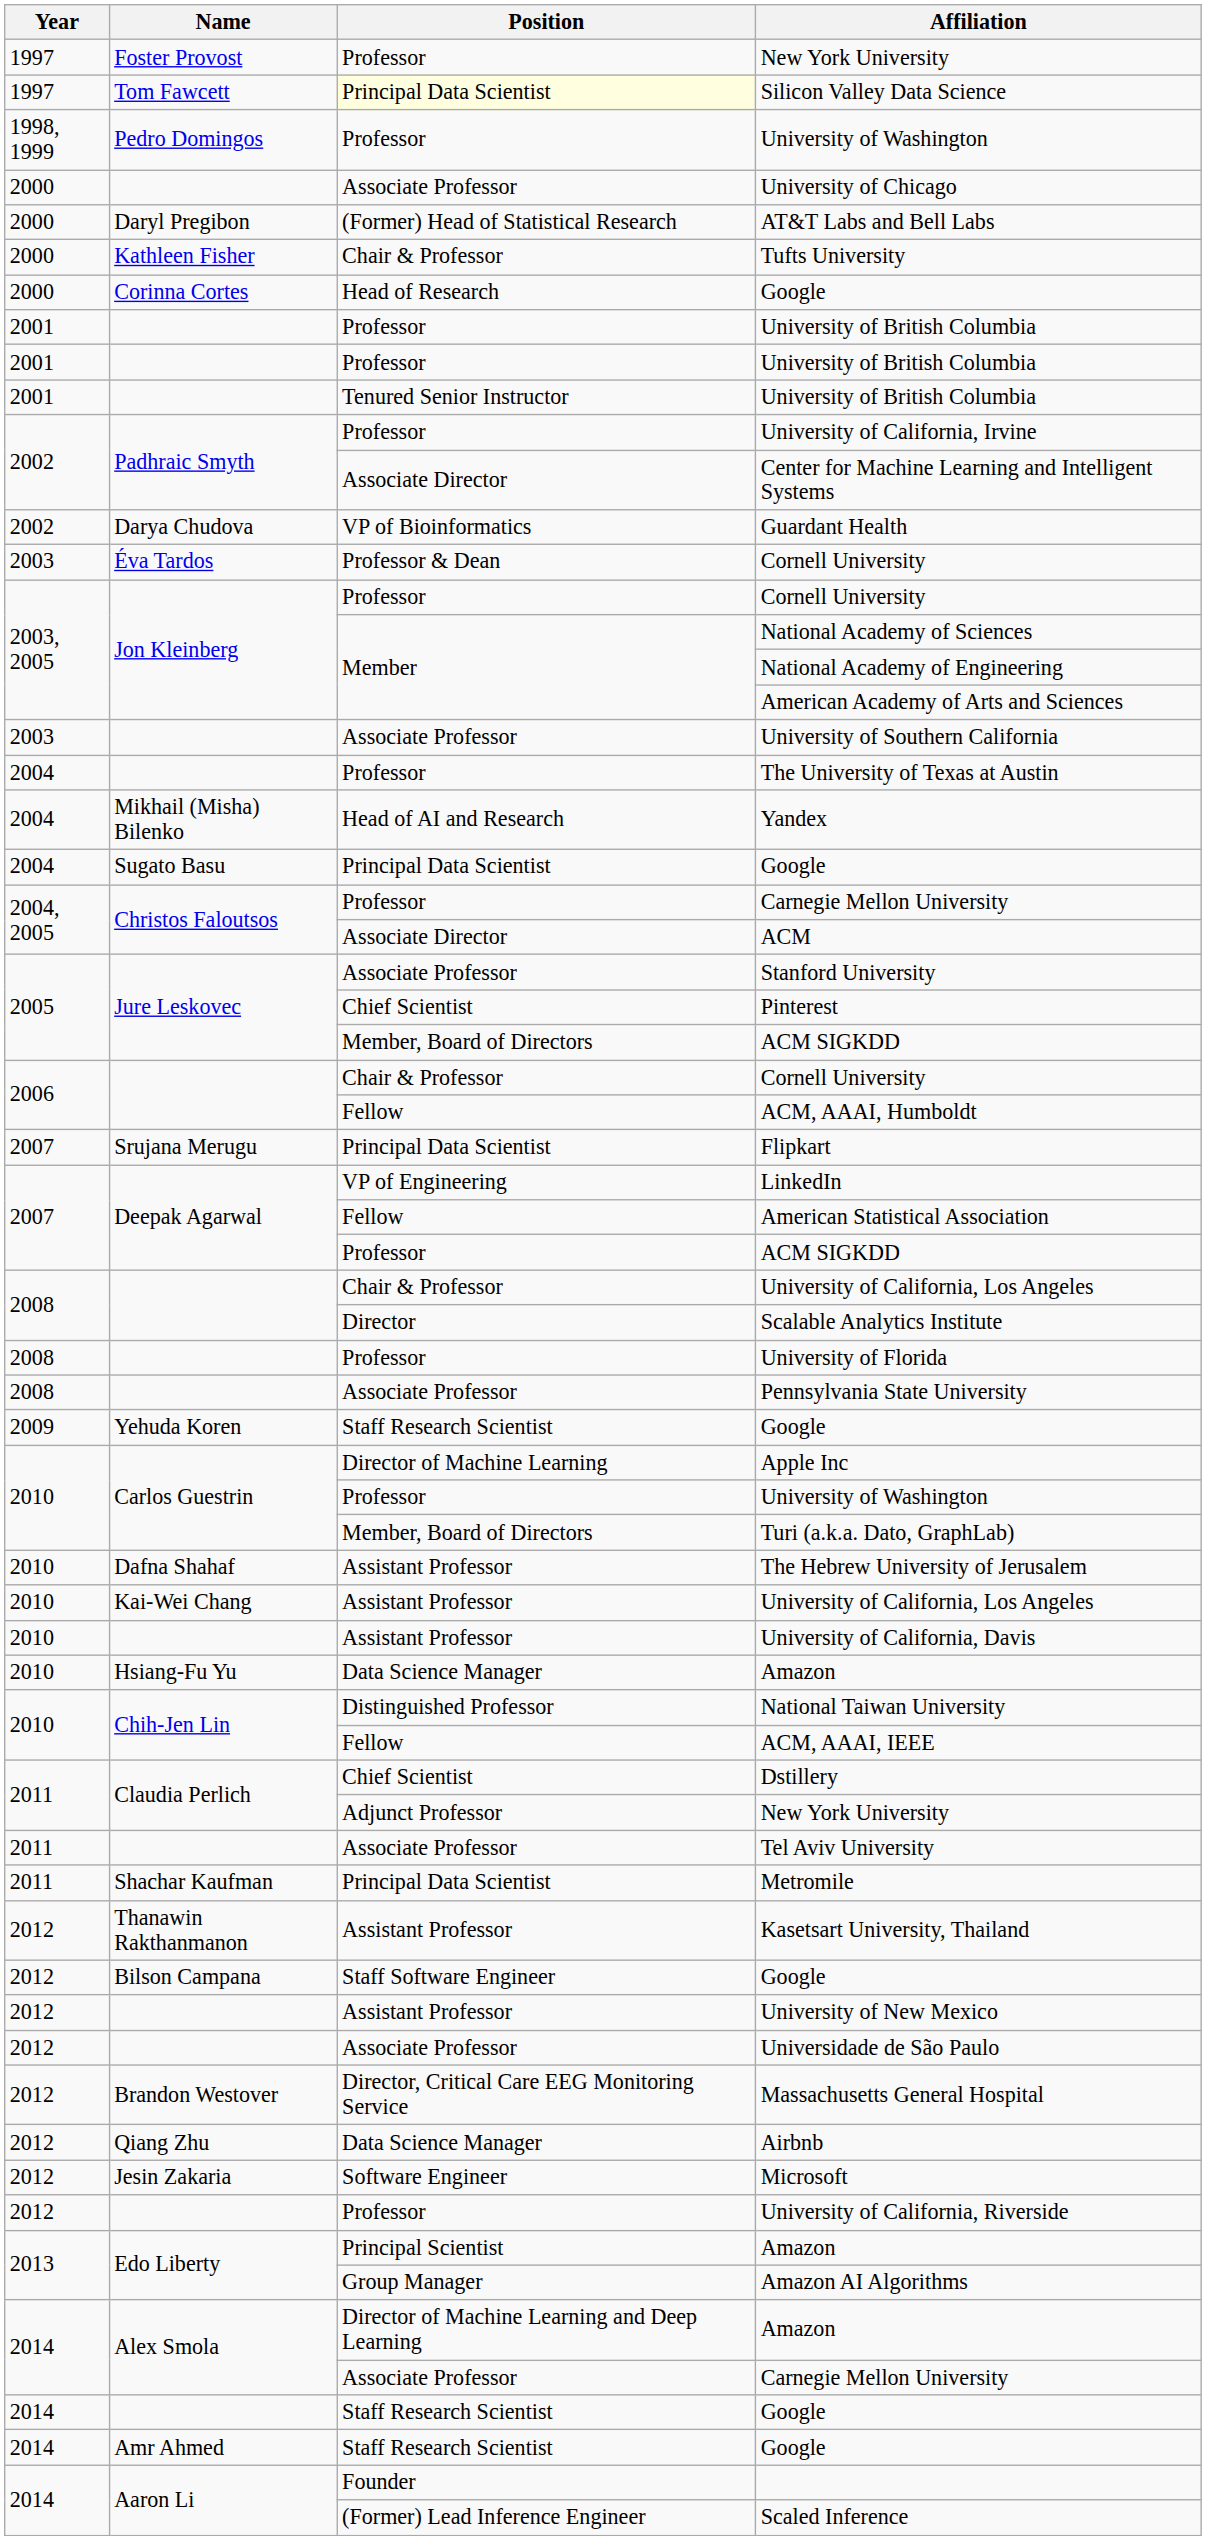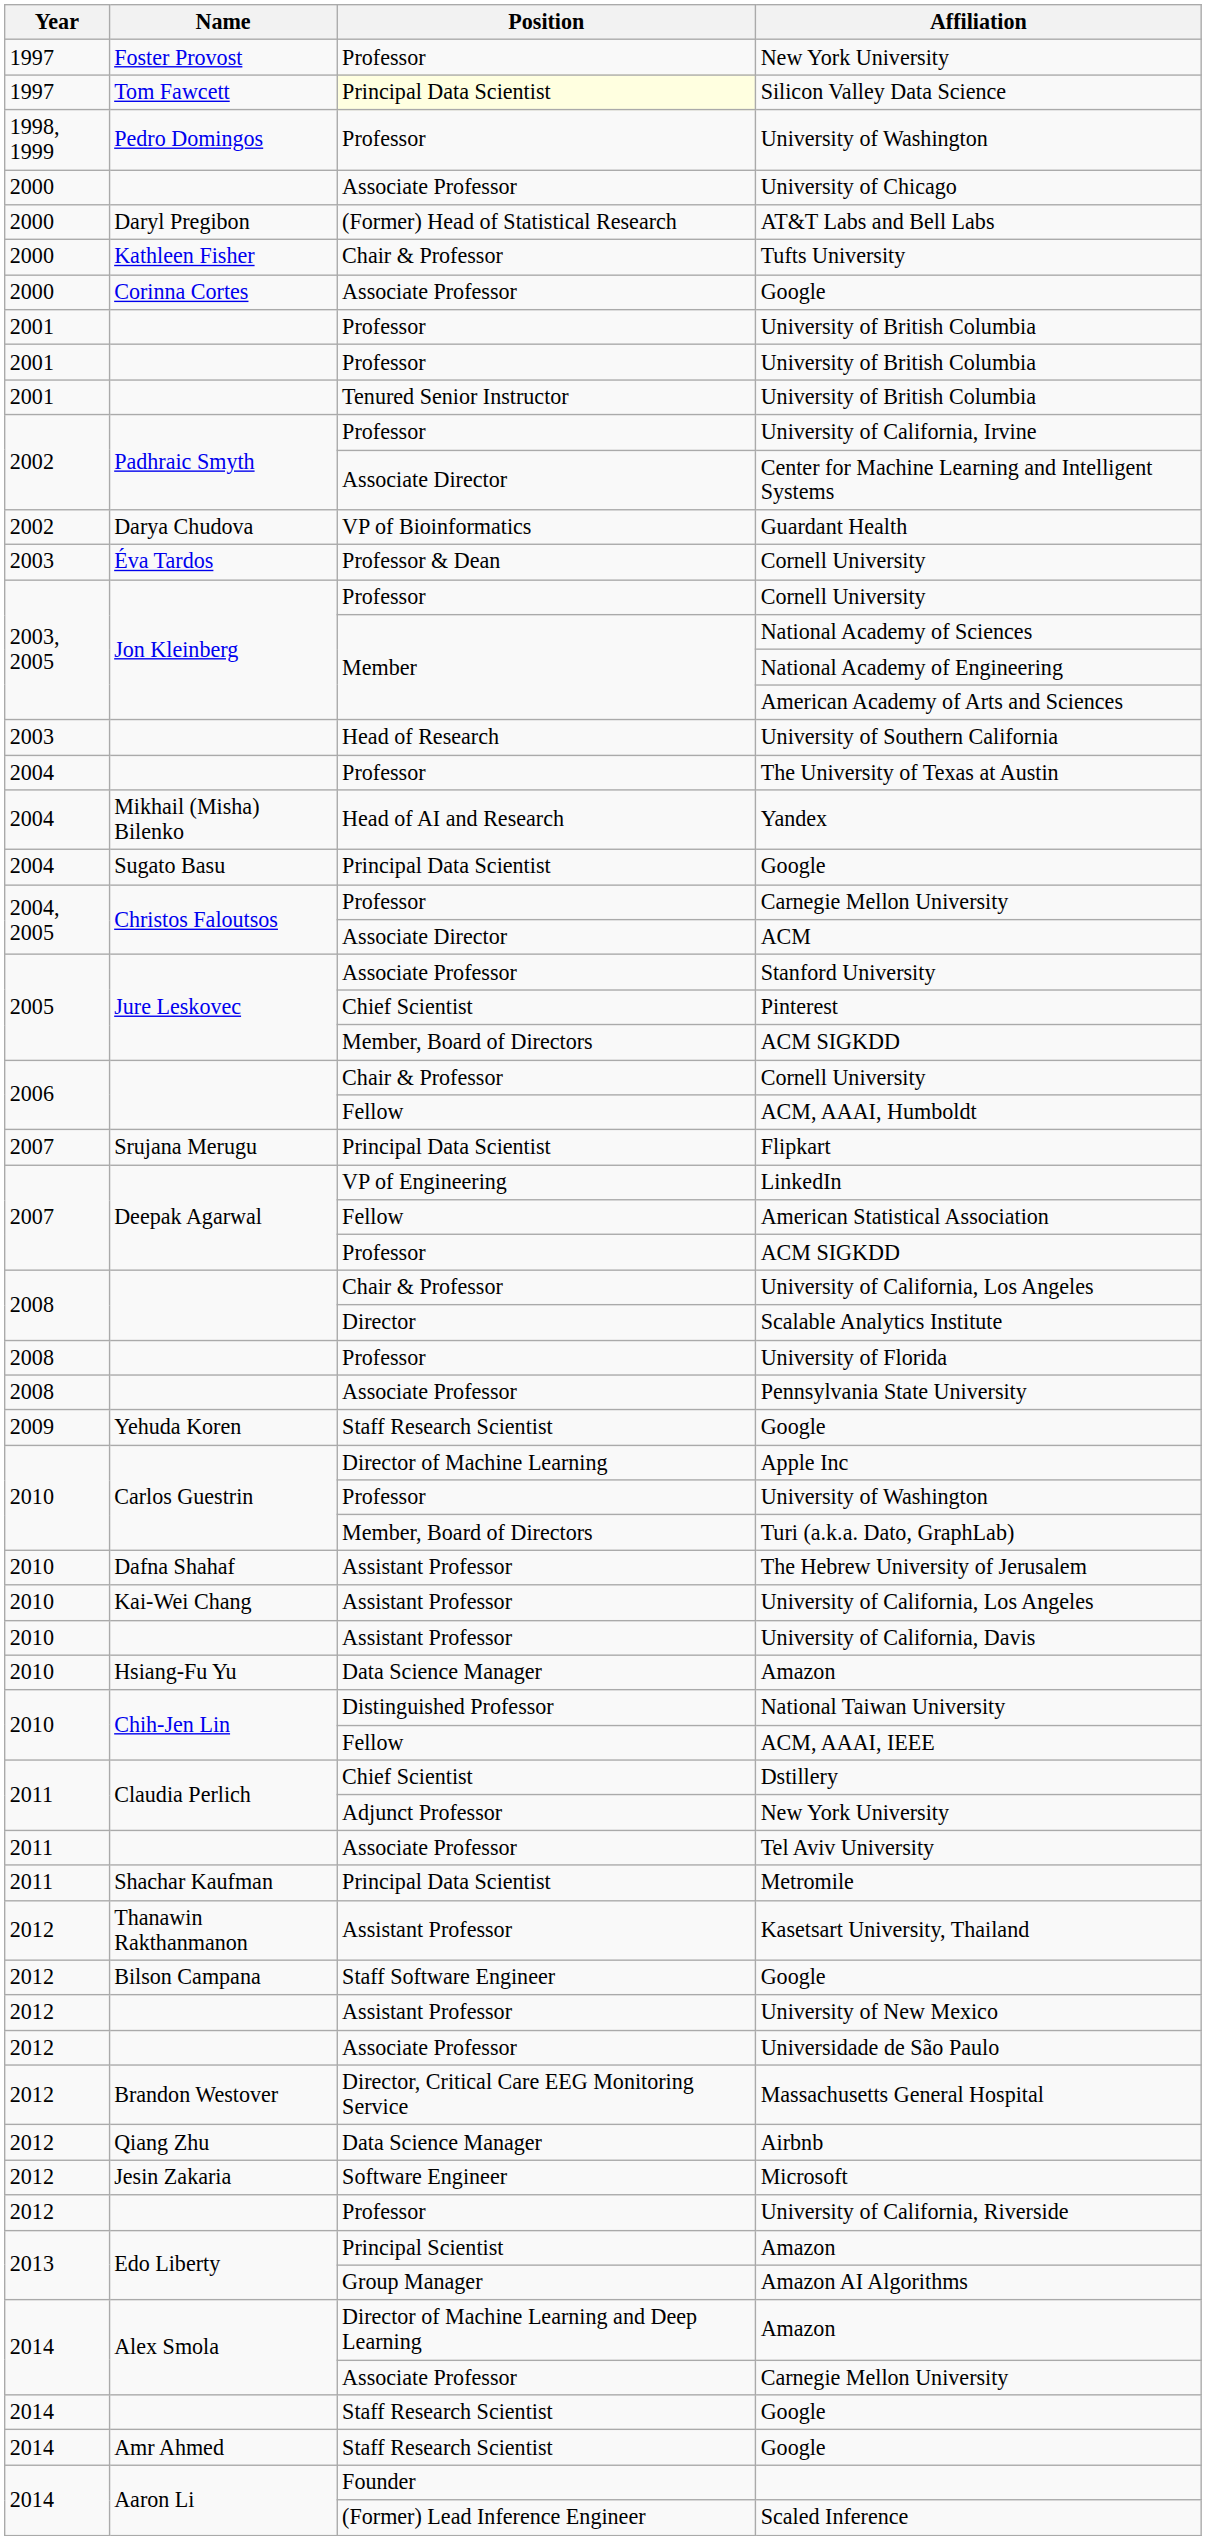(421, 291) Head of Research -> (430, 291) Associate Professor
(430, 737) Associate Professor -> (421, 737) Head of Research
